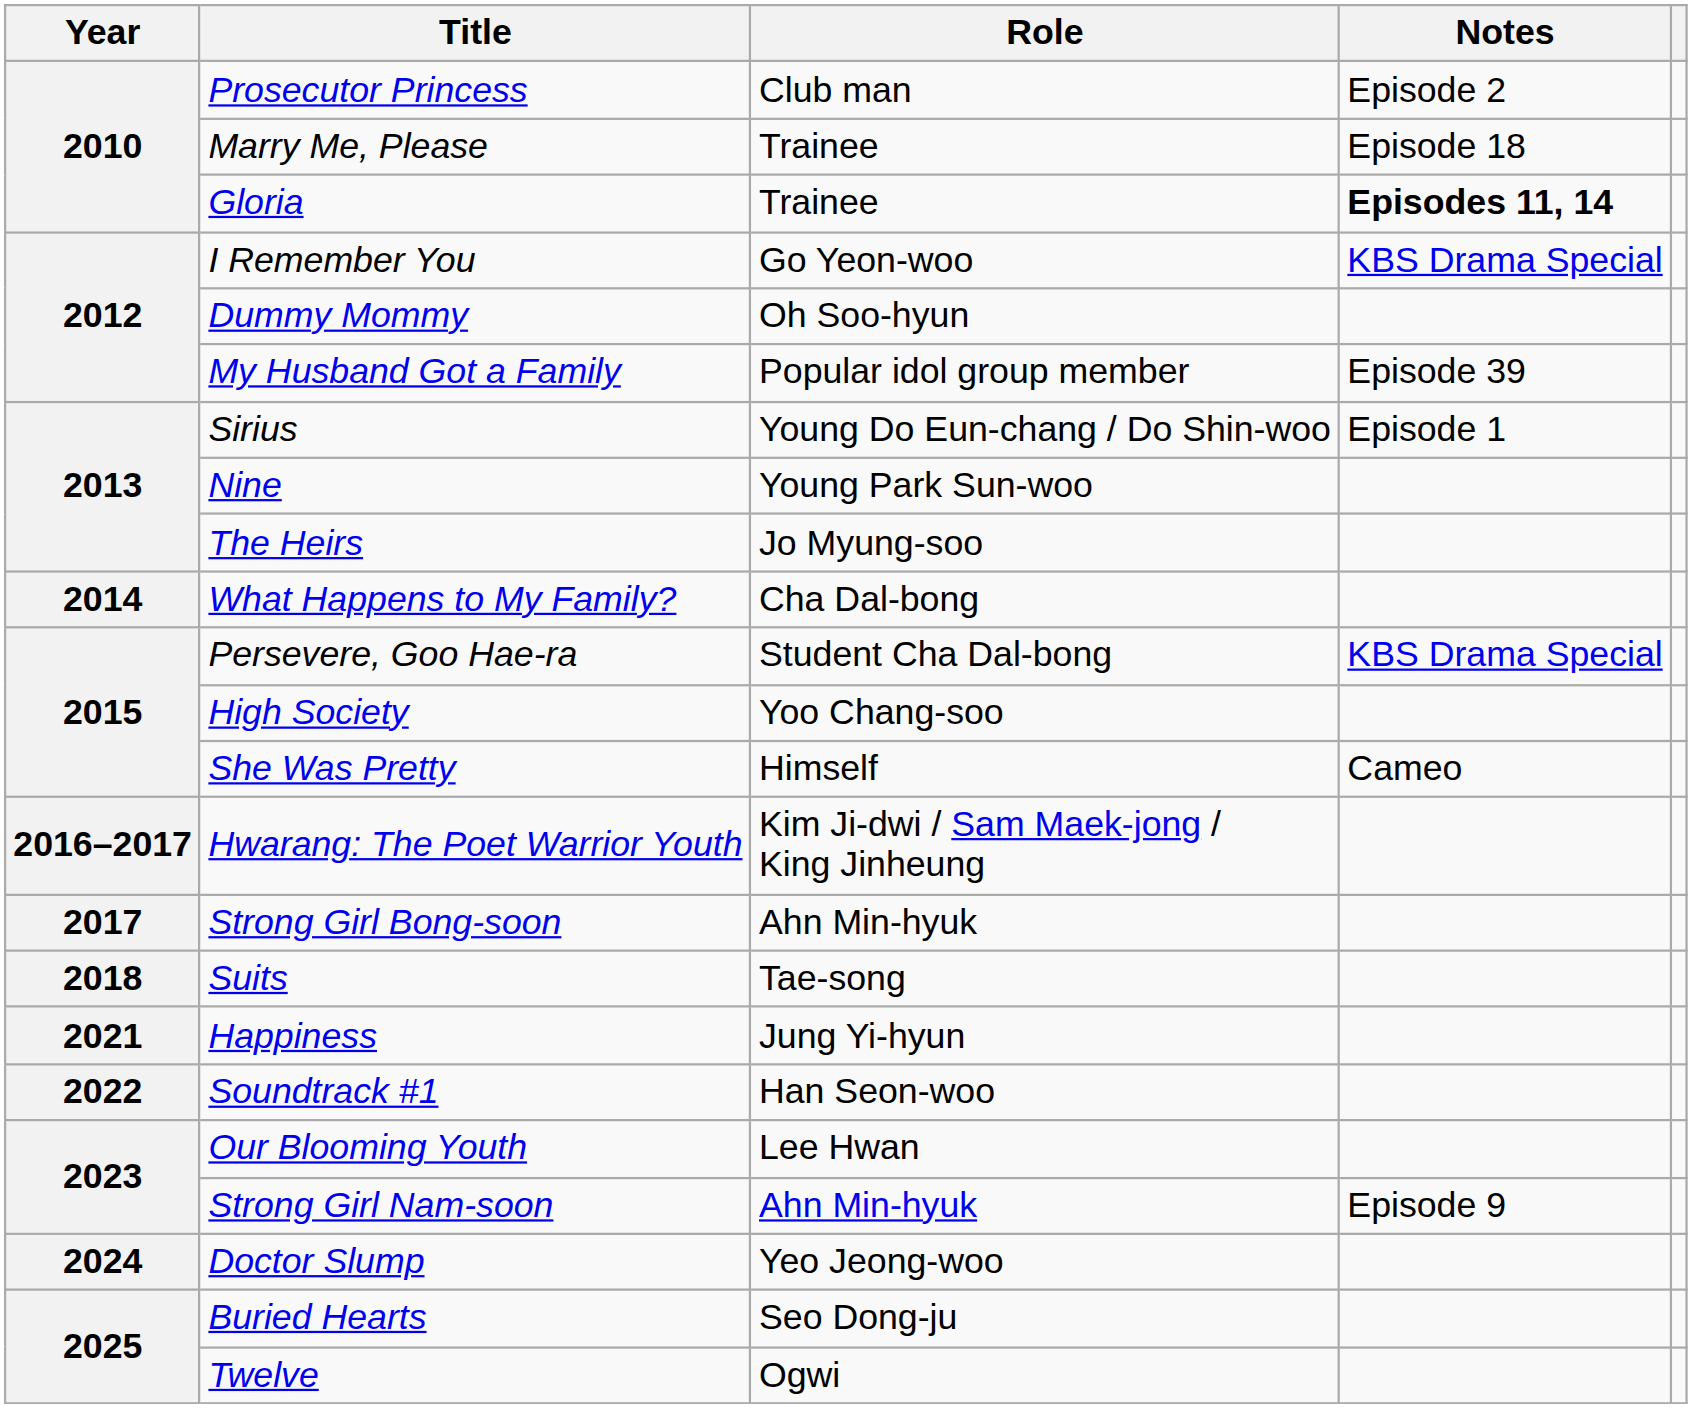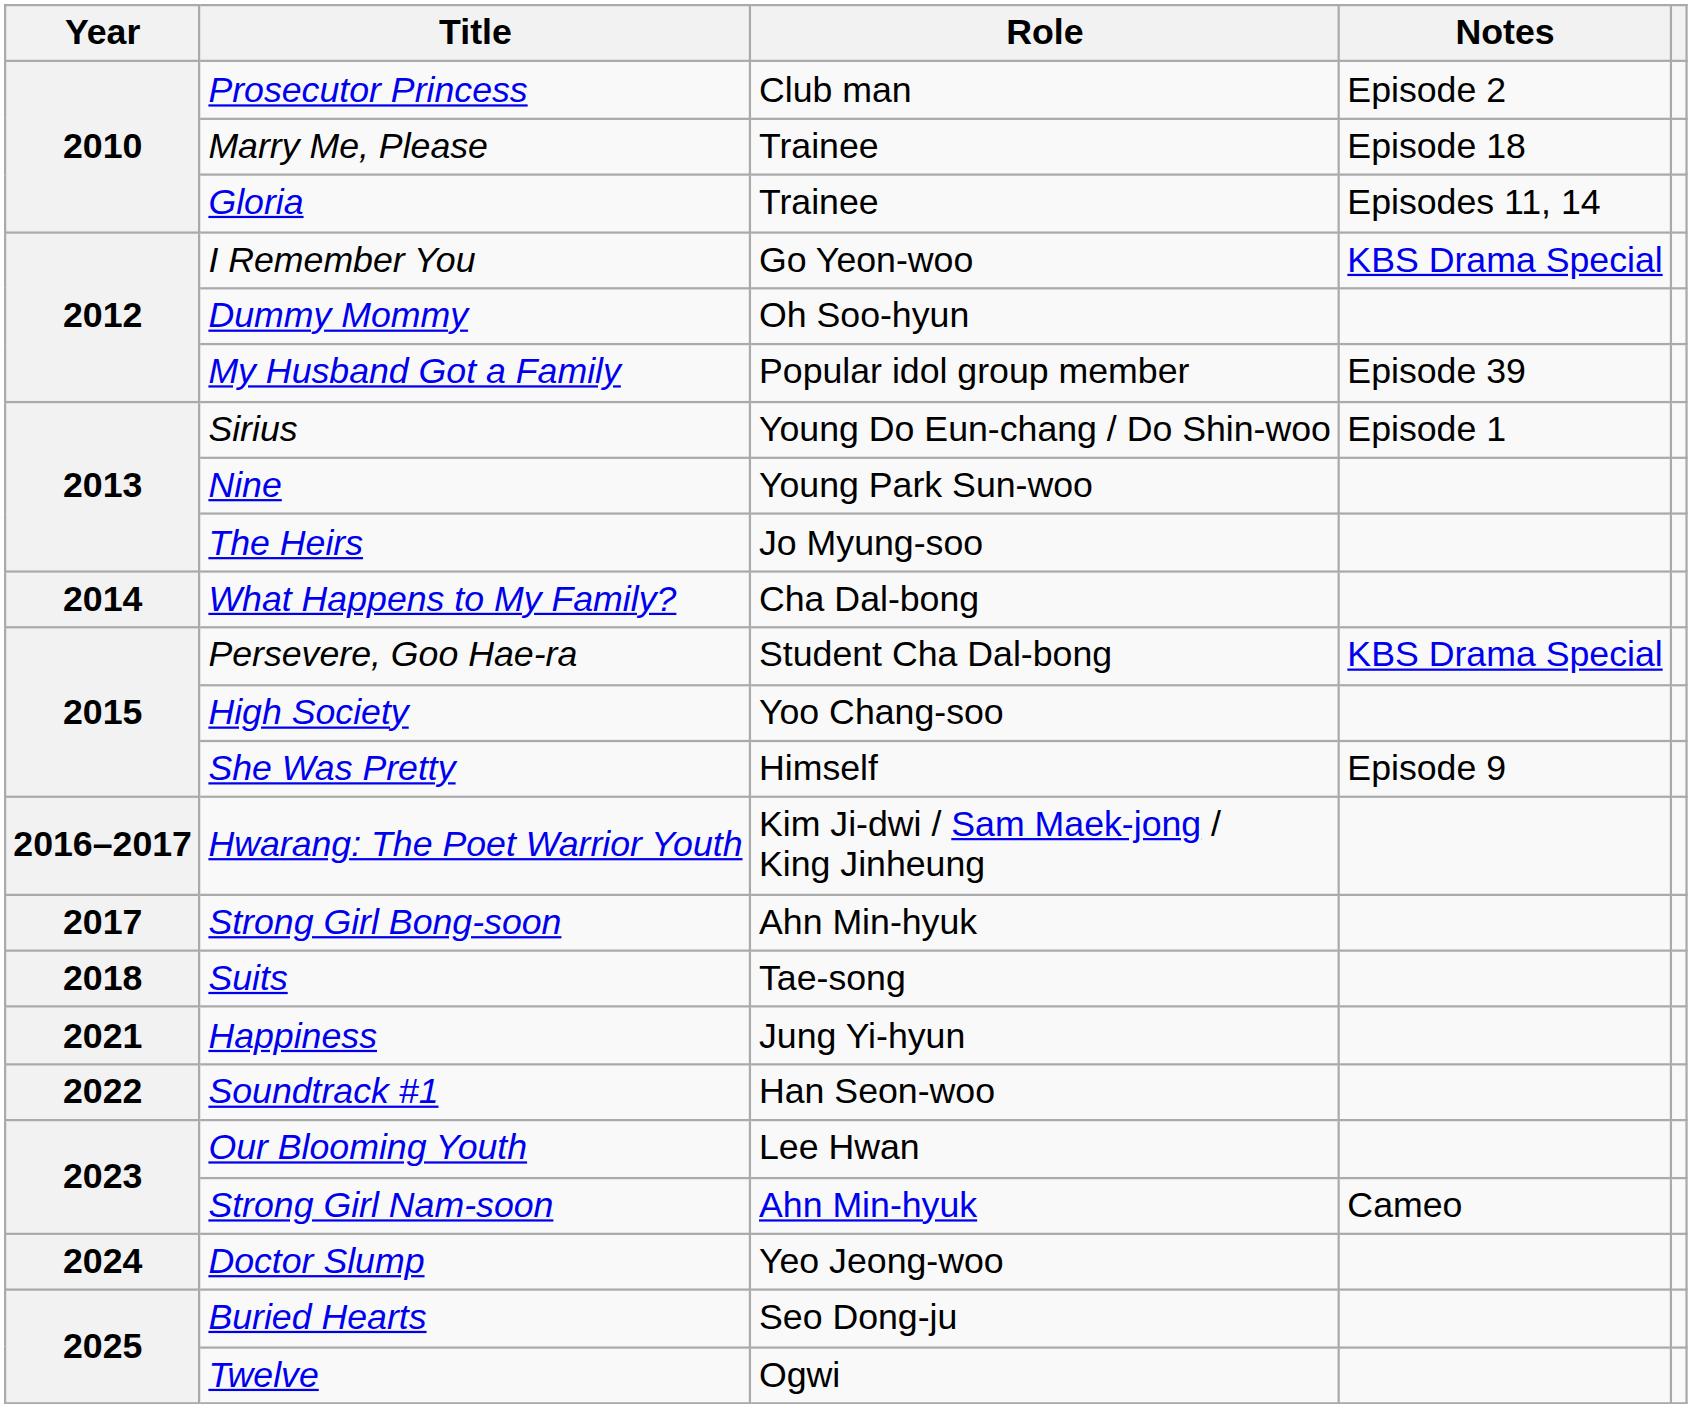(1480, 202) bold -> (1474, 202) normal
(1405, 768) Cameo -> (1427, 768) Episode 9
(1427, 1204) Episode 9 -> (1405, 1204) Cameo
